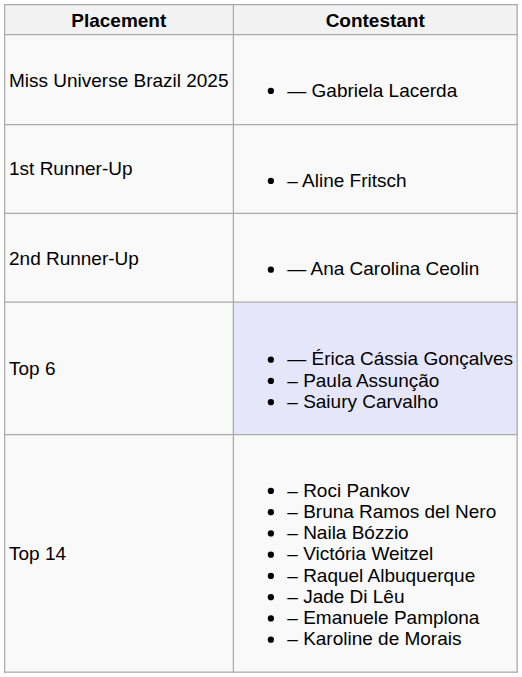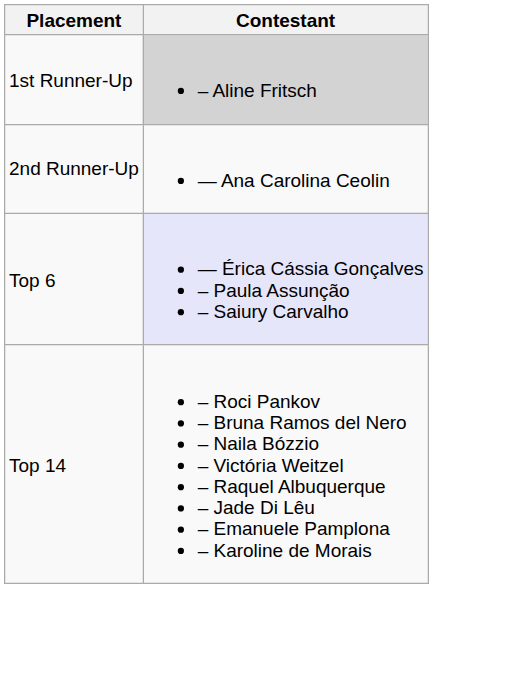- row: (119, 80)
(375, 179) no background -> (286, 90) lightgrey background
